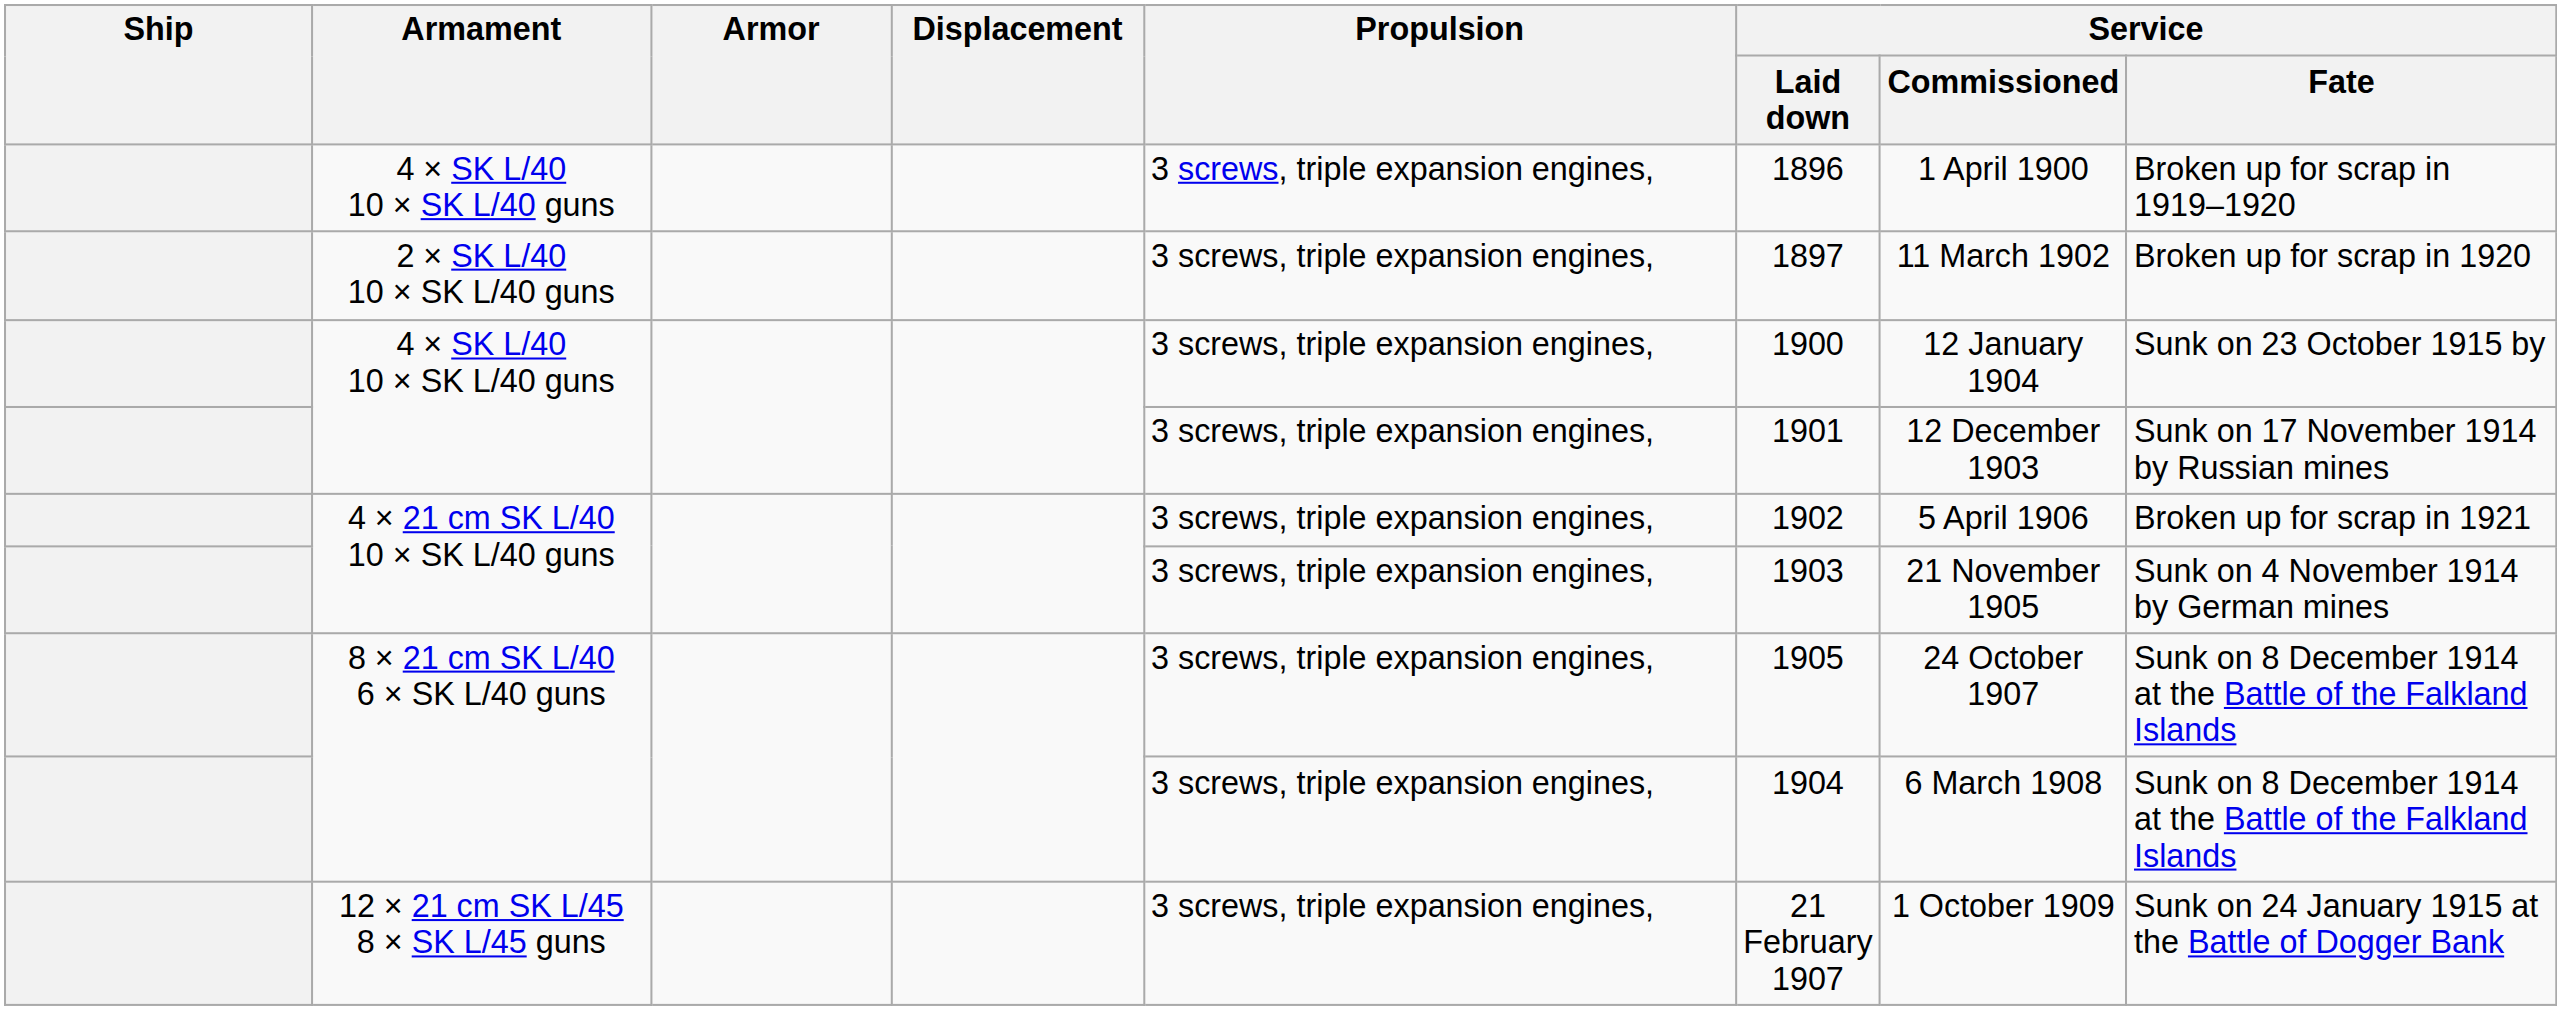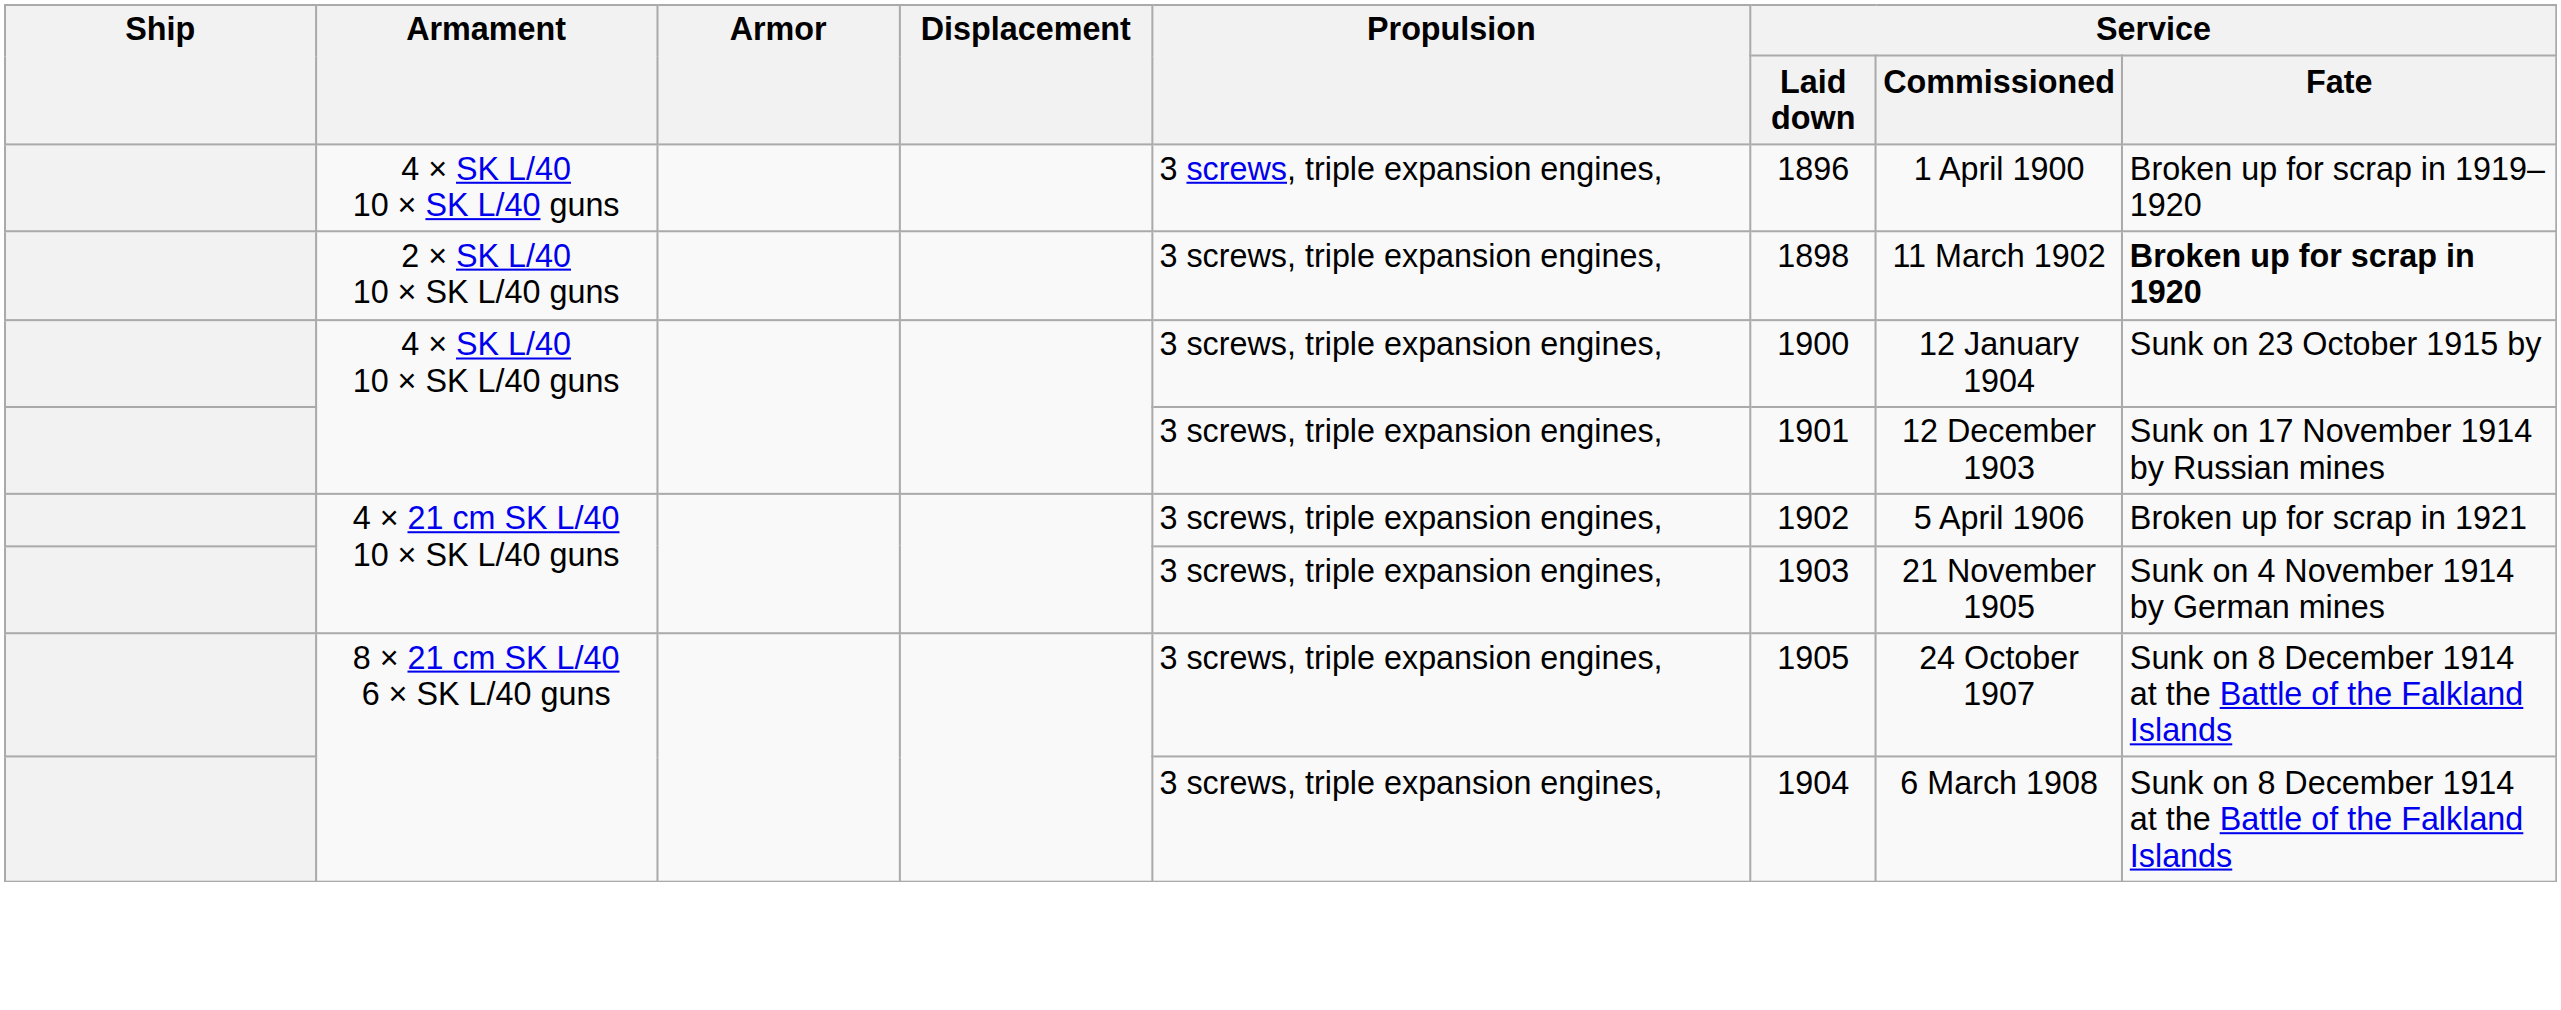(1808, 256) 1897 -> (1813, 256) 1898
(2333, 256) normal -> (2302, 274) bold
- row: (158, 943)
